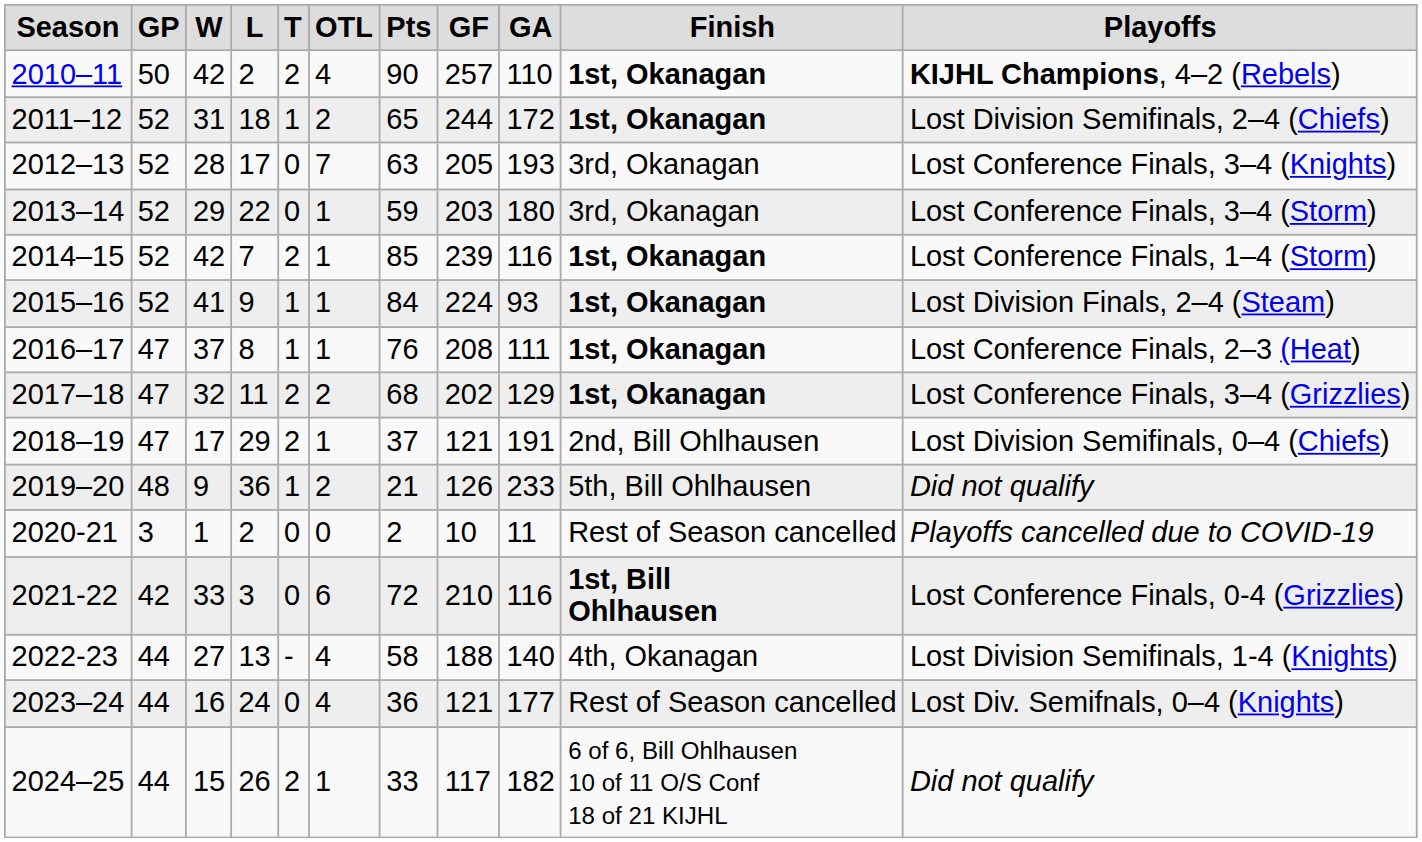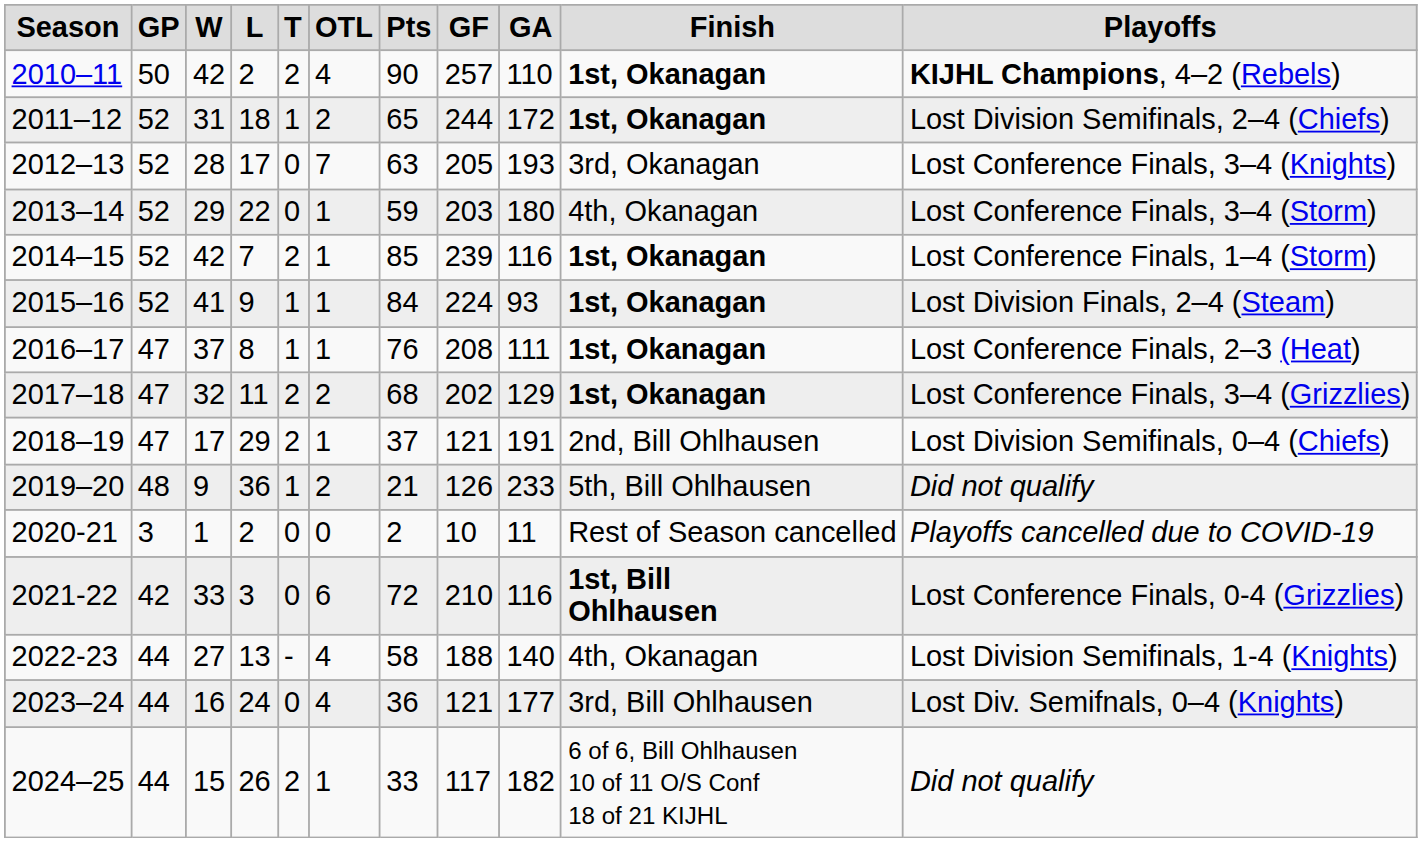(664, 211) 3rd, Okanagan -> (663, 211) 4th, Okanagan
(732, 703) Rest of Season cancelled -> (690, 703) 3rd, Bill Ohlhausen
